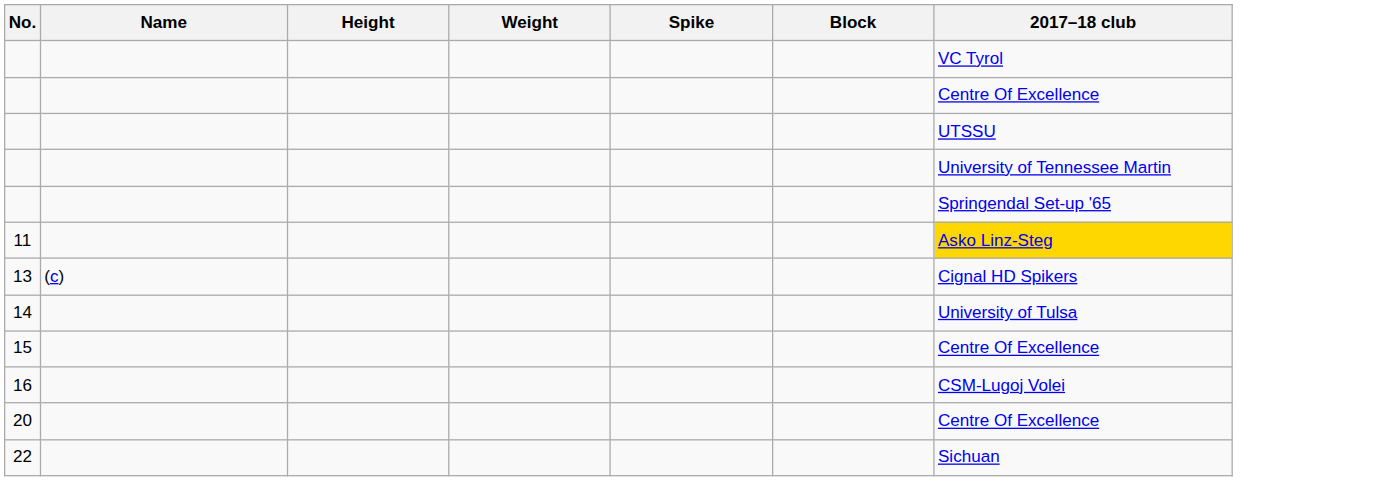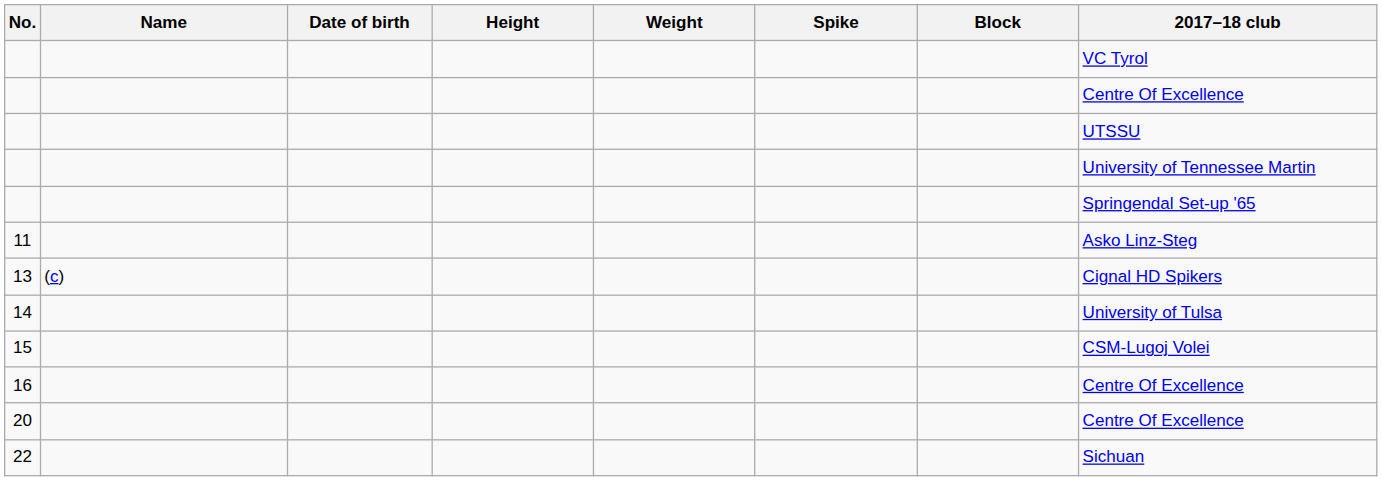+ column: (360, 22)
(995, 240) gold background -> (1140, 240) no background
(1019, 349) Centre Of Excellence -> (1146, 349) CSM-Lugoj Volei
(1002, 385) CSM-Lugoj Volei -> (1163, 385) Centre Of Excellence
